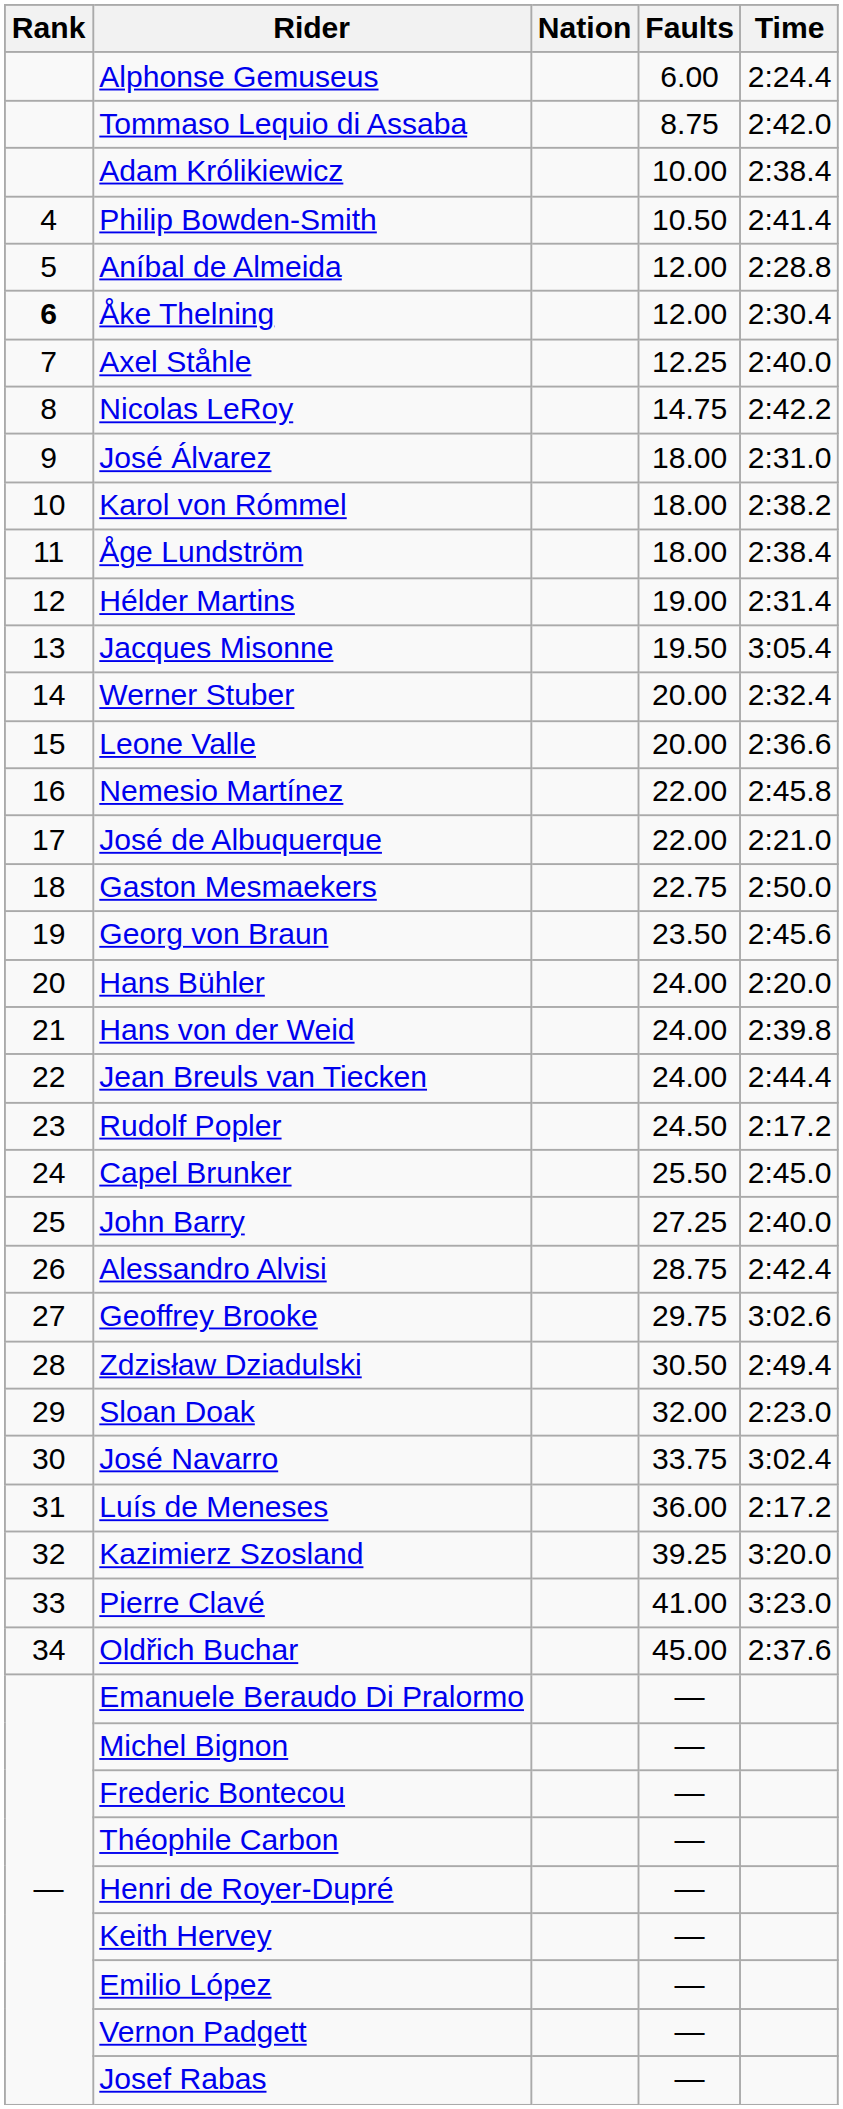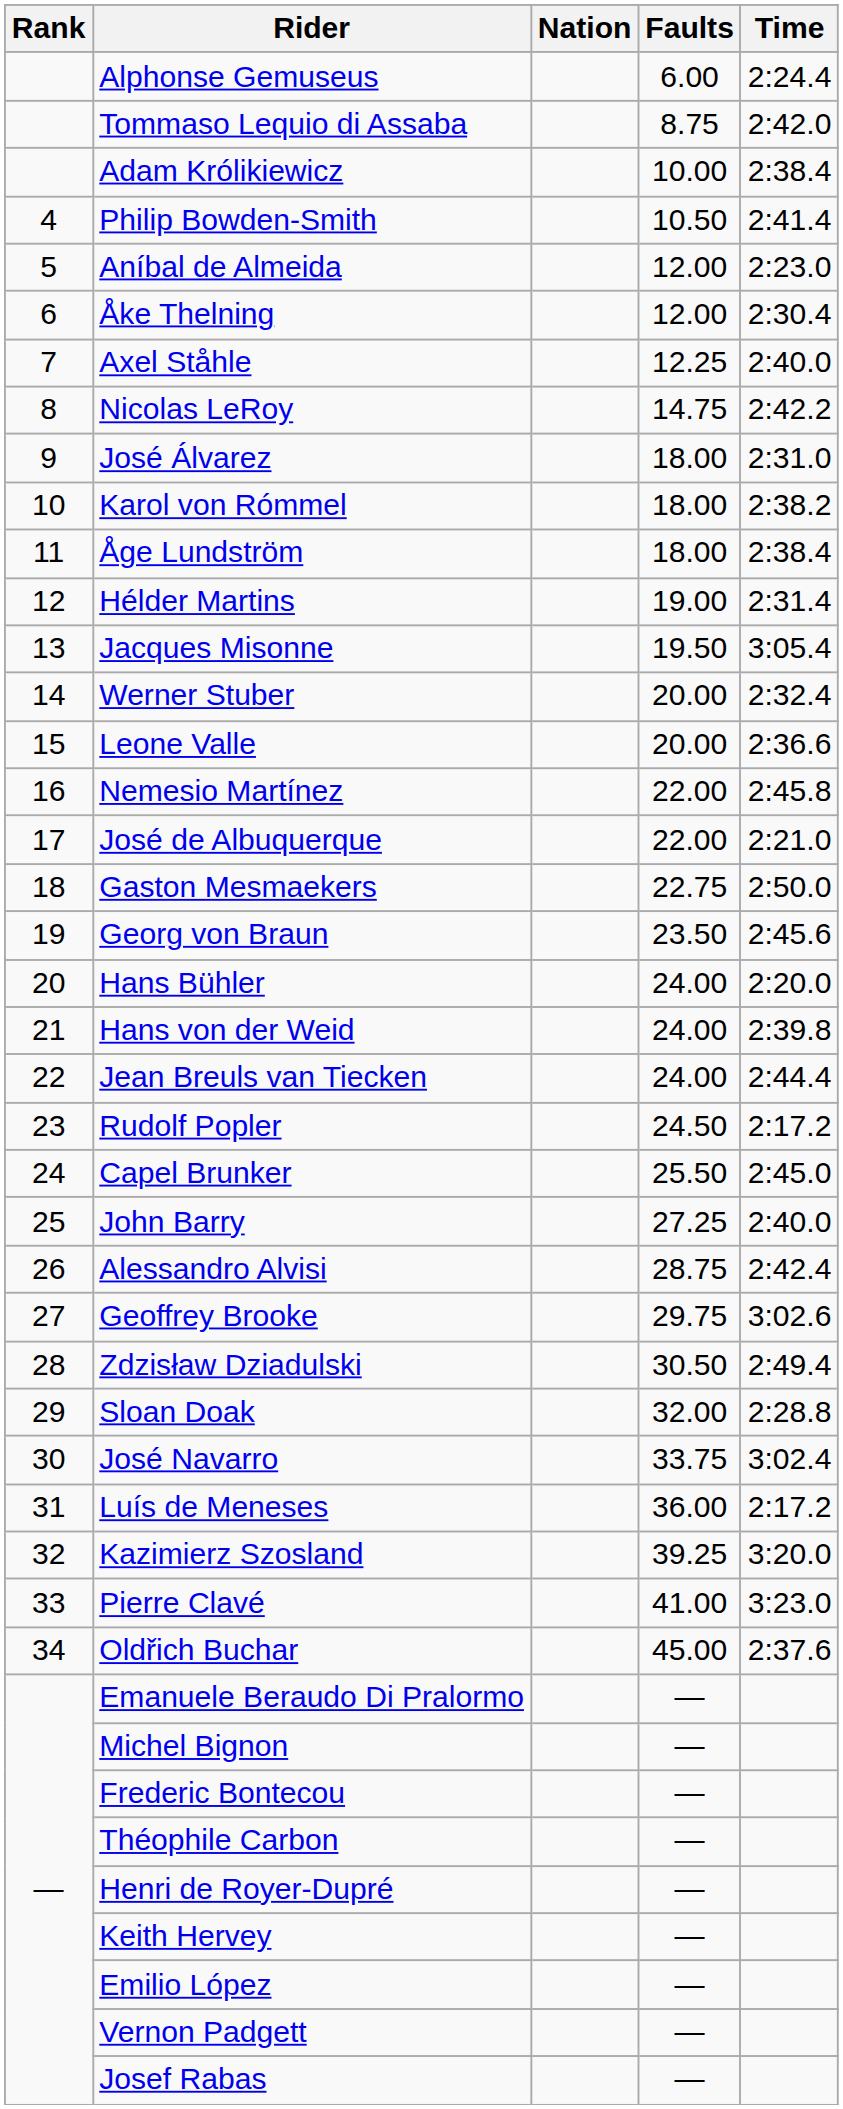(790, 266) 2:28.8 -> (790, 266) 2:23.0
(49, 314) bold -> (49, 314) normal
(790, 1411) 2:23.0 -> (790, 1411) 2:28.8
